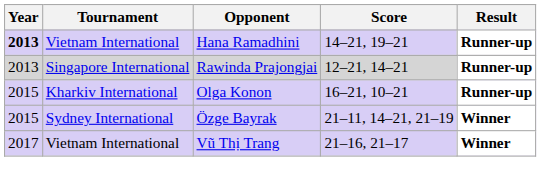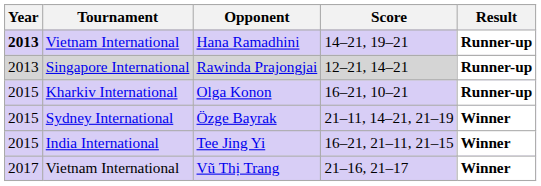+ row: (231, 143)
